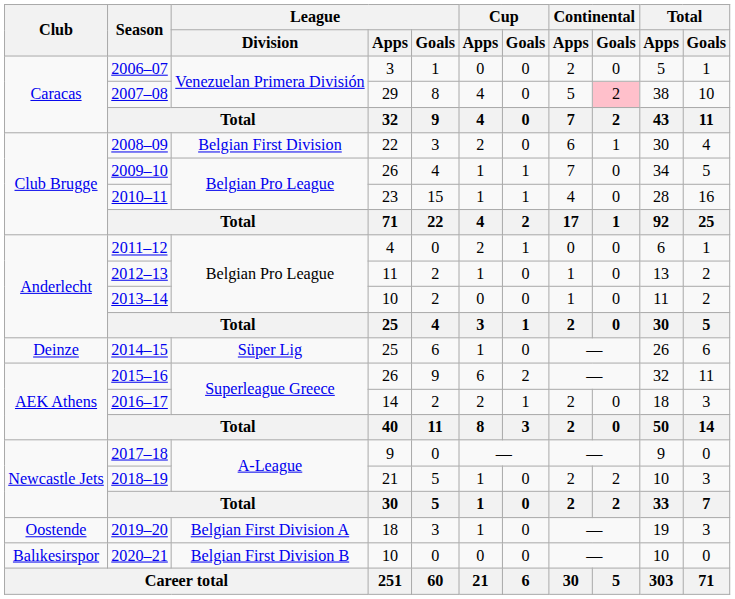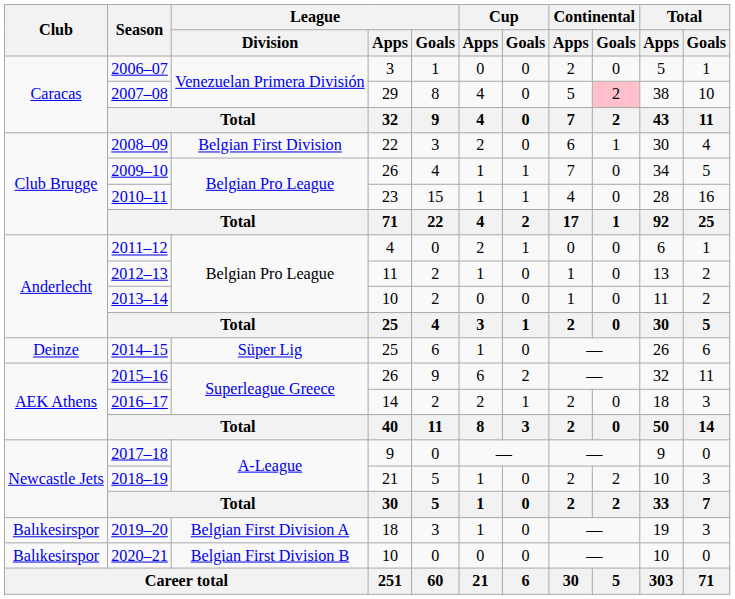(56, 529) Oostende -> (56, 529) Balıkesirspor
